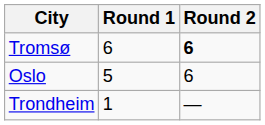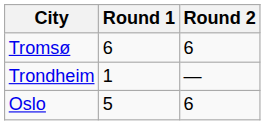(189, 47) bold -> (189, 47) normal
rows swapped: (27, 76) <-> (52, 104)
